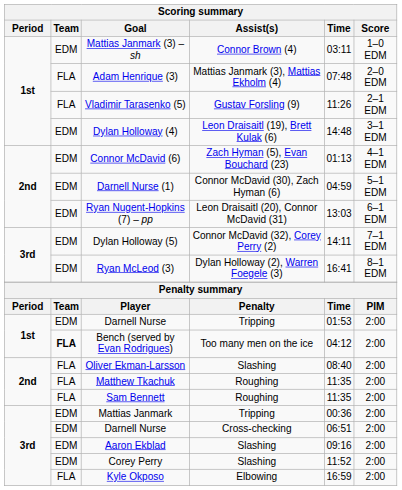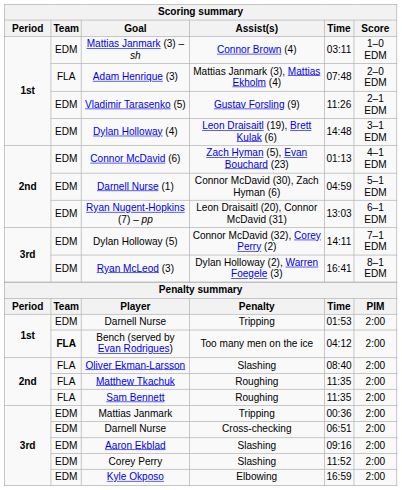(66, 104) FLA -> (66, 104) EDM
(66, 477) FLA -> (66, 477) EDM
